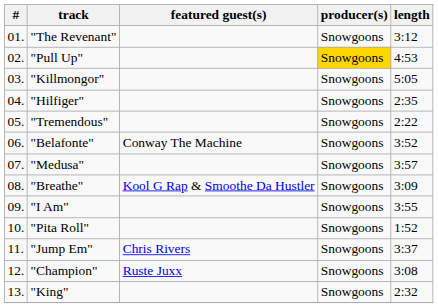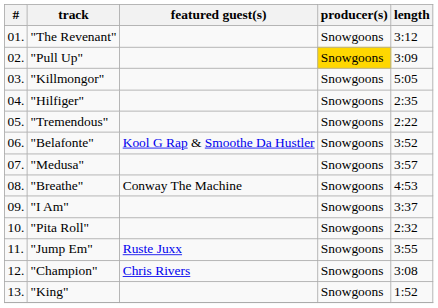(406, 57) 4:53 -> (406, 57) 3:09
(182, 143) Conway The Machine -> (219, 143) Kool G Rap & Smoothe Da Hustler
(219, 185) Kool G Rap & Smoothe Da Hustler -> (182, 185) Conway The Machine
(406, 185) 3:09 -> (406, 185) 4:53
(406, 206) 3:55 -> (406, 206) 3:37
(406, 228) 1:52 -> (406, 228) 2:32
(156, 249) Chris Rivers -> (152, 249) Ruste Juxx
(406, 249) 3:37 -> (406, 249) 3:55
(152, 270) Ruste Juxx -> (156, 270) Chris Rivers
(406, 292) 2:32 -> (406, 292) 1:52
